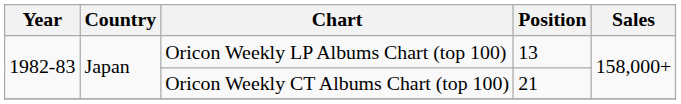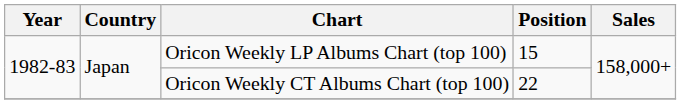(528, 51) 13 -> (528, 51) 15
(528, 83) 21 -> (528, 83) 22
